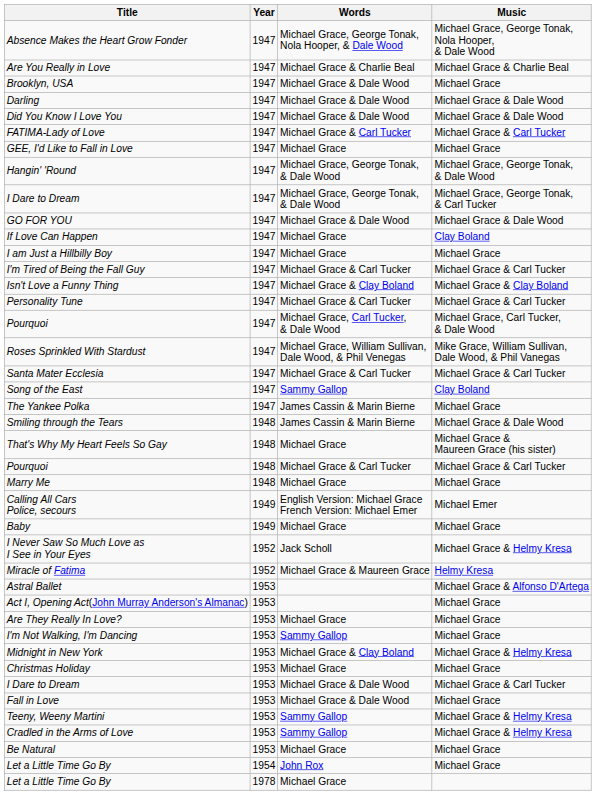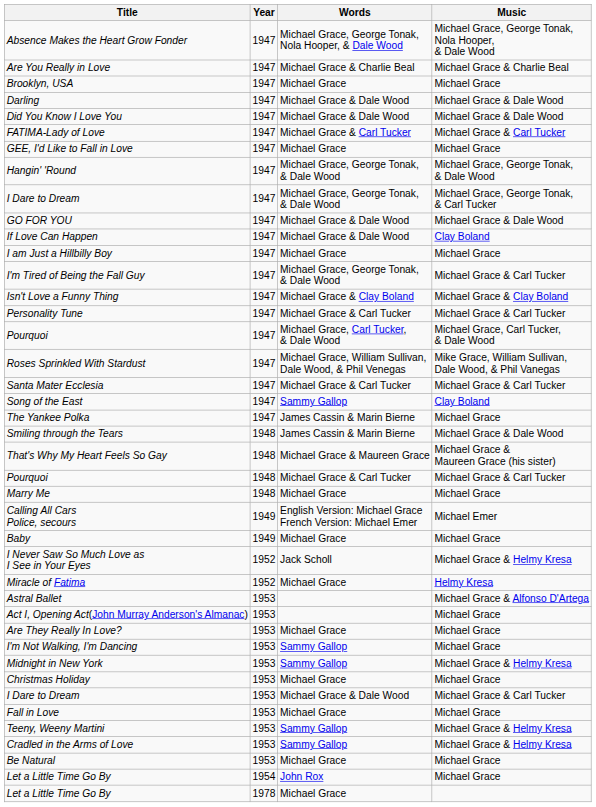(345, 84) Michael Grace & Dale Wood -> (313, 84) Michael Grace
(313, 237) Michael Grace -> (345, 237) Michael Grace & Dale Wood
(346, 269) Michael Grace & Carl Tucker -> (349, 275) Michael Grace, George Tonak, & Dale Wood
(313, 444) Michael Grace -> (355, 456) Michael Grace & Maureen Grace
(355, 571) Michael Grace & Maureen Grace -> (313, 582) Michael Grace
(347, 652) Michael Grace & Clay Boland -> (314, 663) Sammy Gallop
(345, 700) Michael Grace & Dale Wood -> (313, 712) Michael Grace
